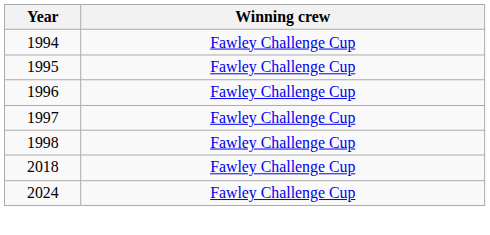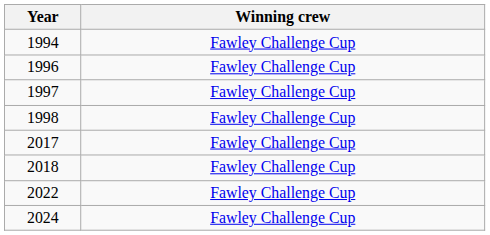- row: (43, 67)
+ row: (43, 142)
+ row: (43, 192)
